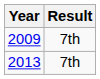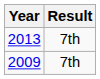rows swapped: (24, 39) <-> (24, 62)
